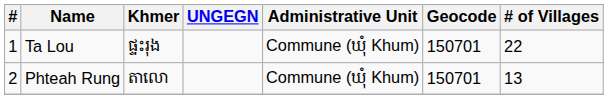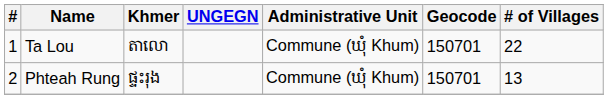(144, 45) ផ្ទះរុង -> (148, 45) តាលោ
(148, 77) តាលោ -> (144, 77) ផ្ទះរុង
